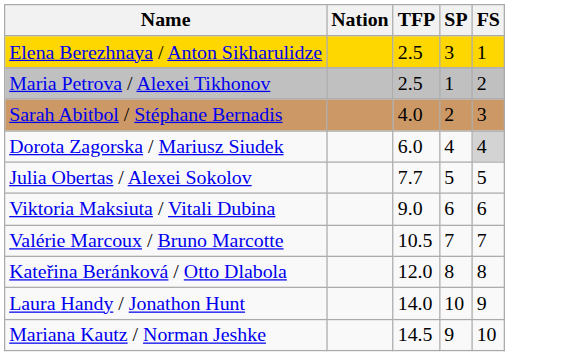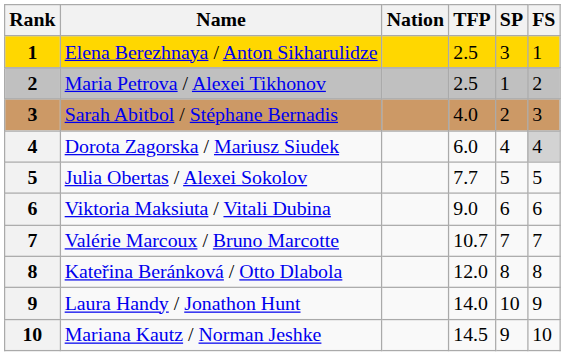+ column: (32, 20)
(415, 240) 10.5 -> (471, 240) 10.7
